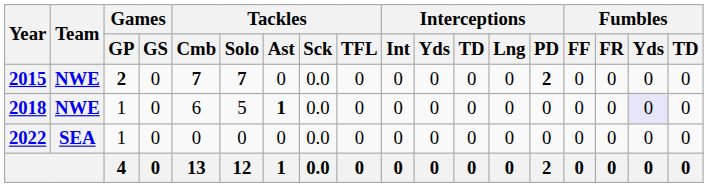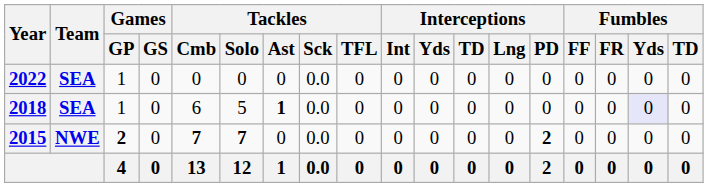rows swapped: (28, 78) <-> (28, 138)
(77, 108) NWE -> (77, 108) SEA
